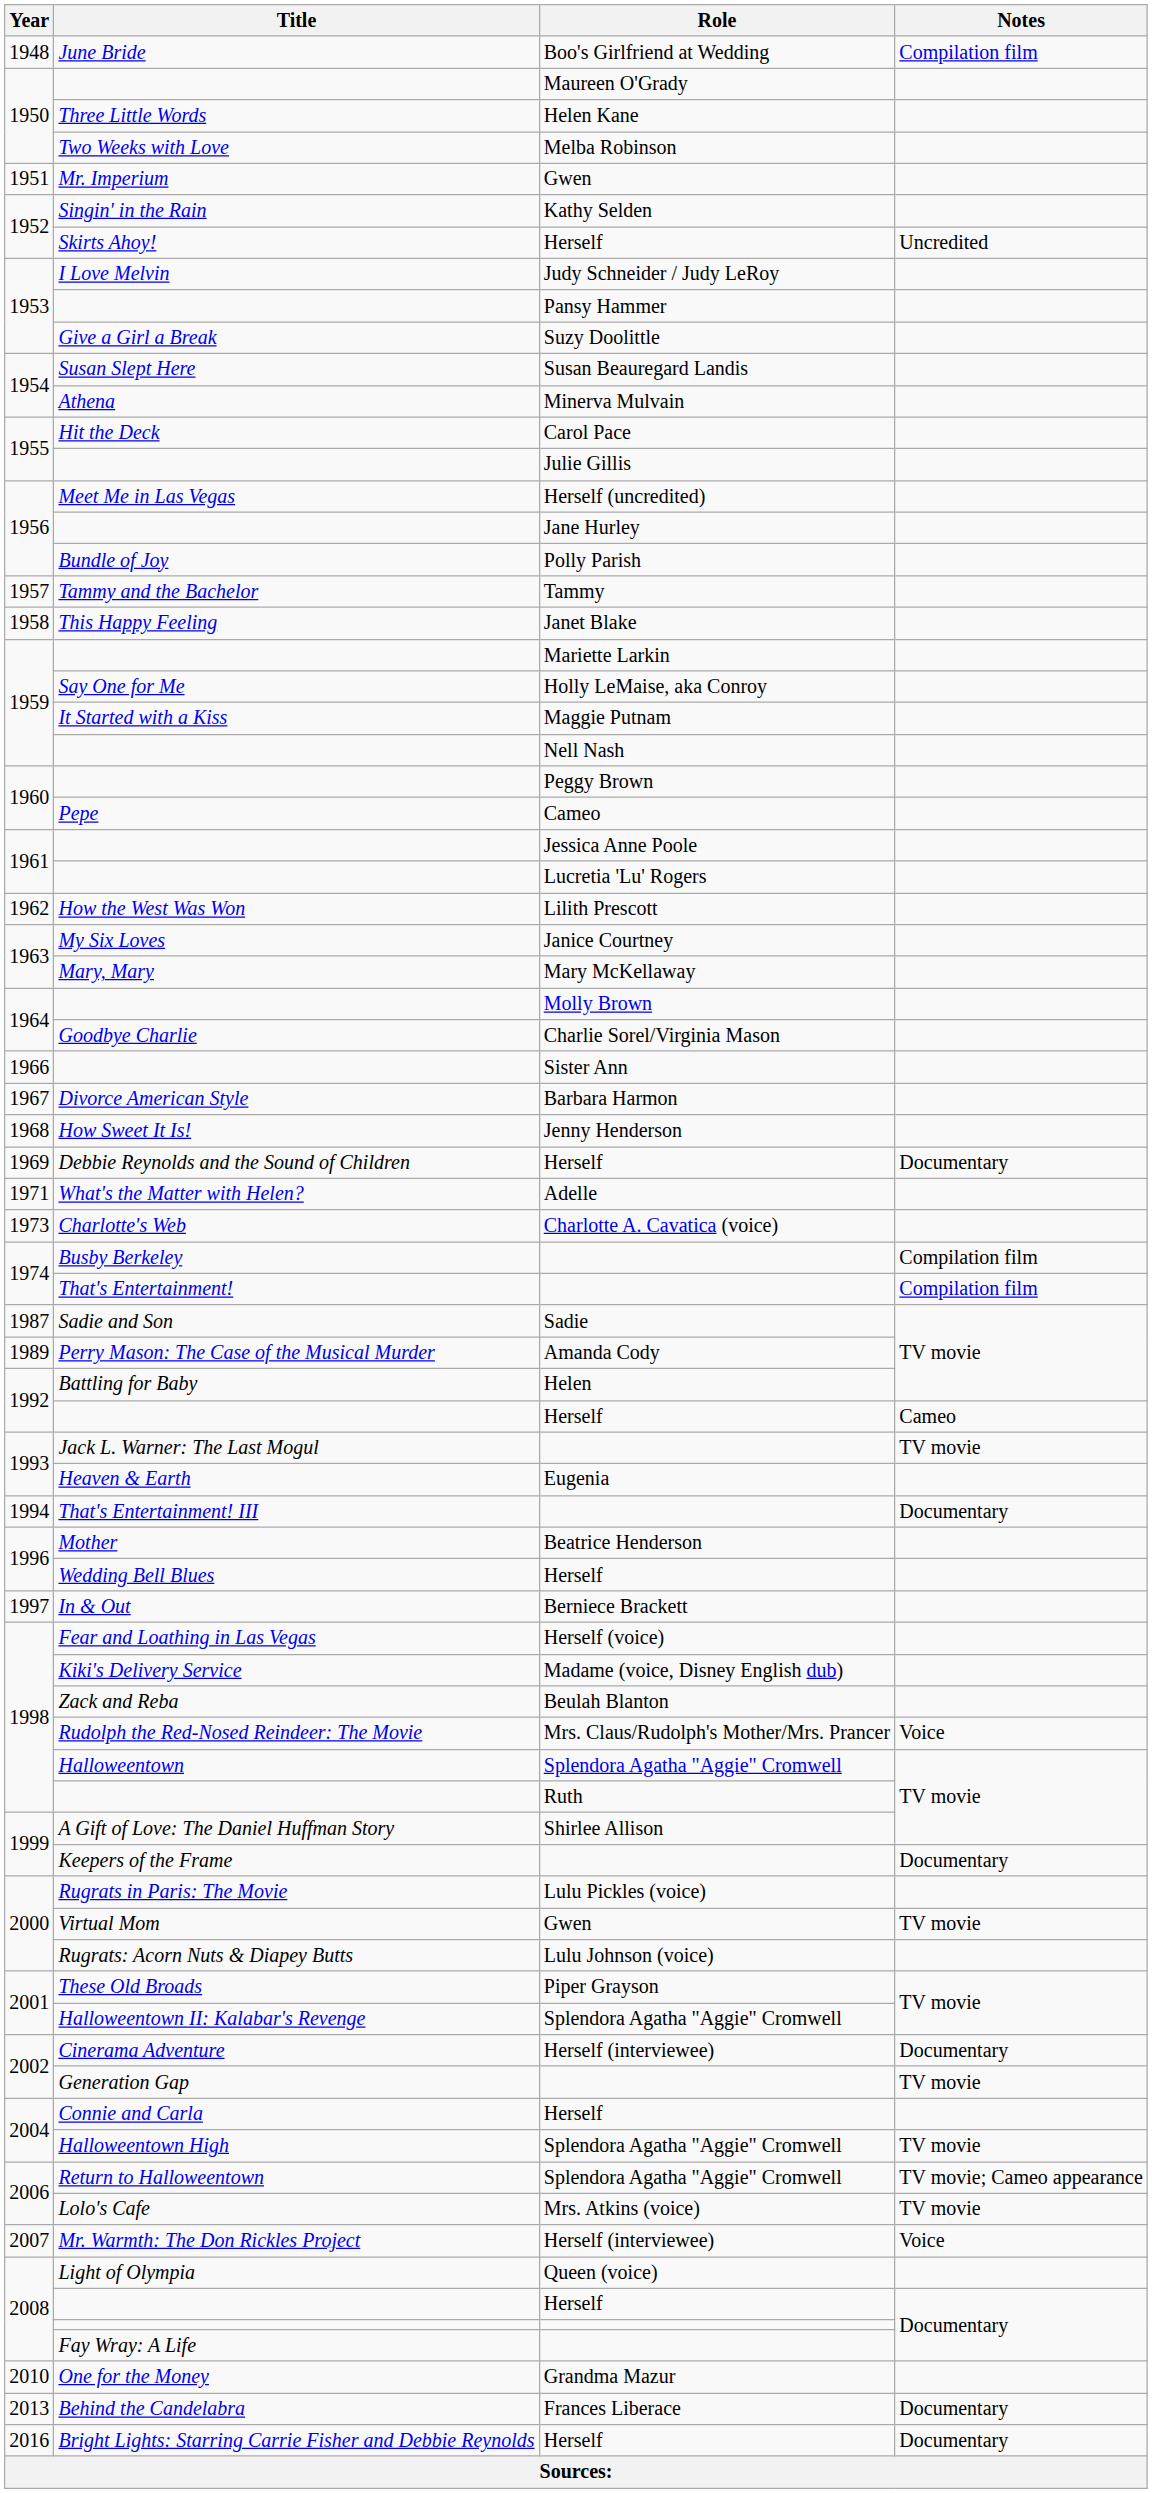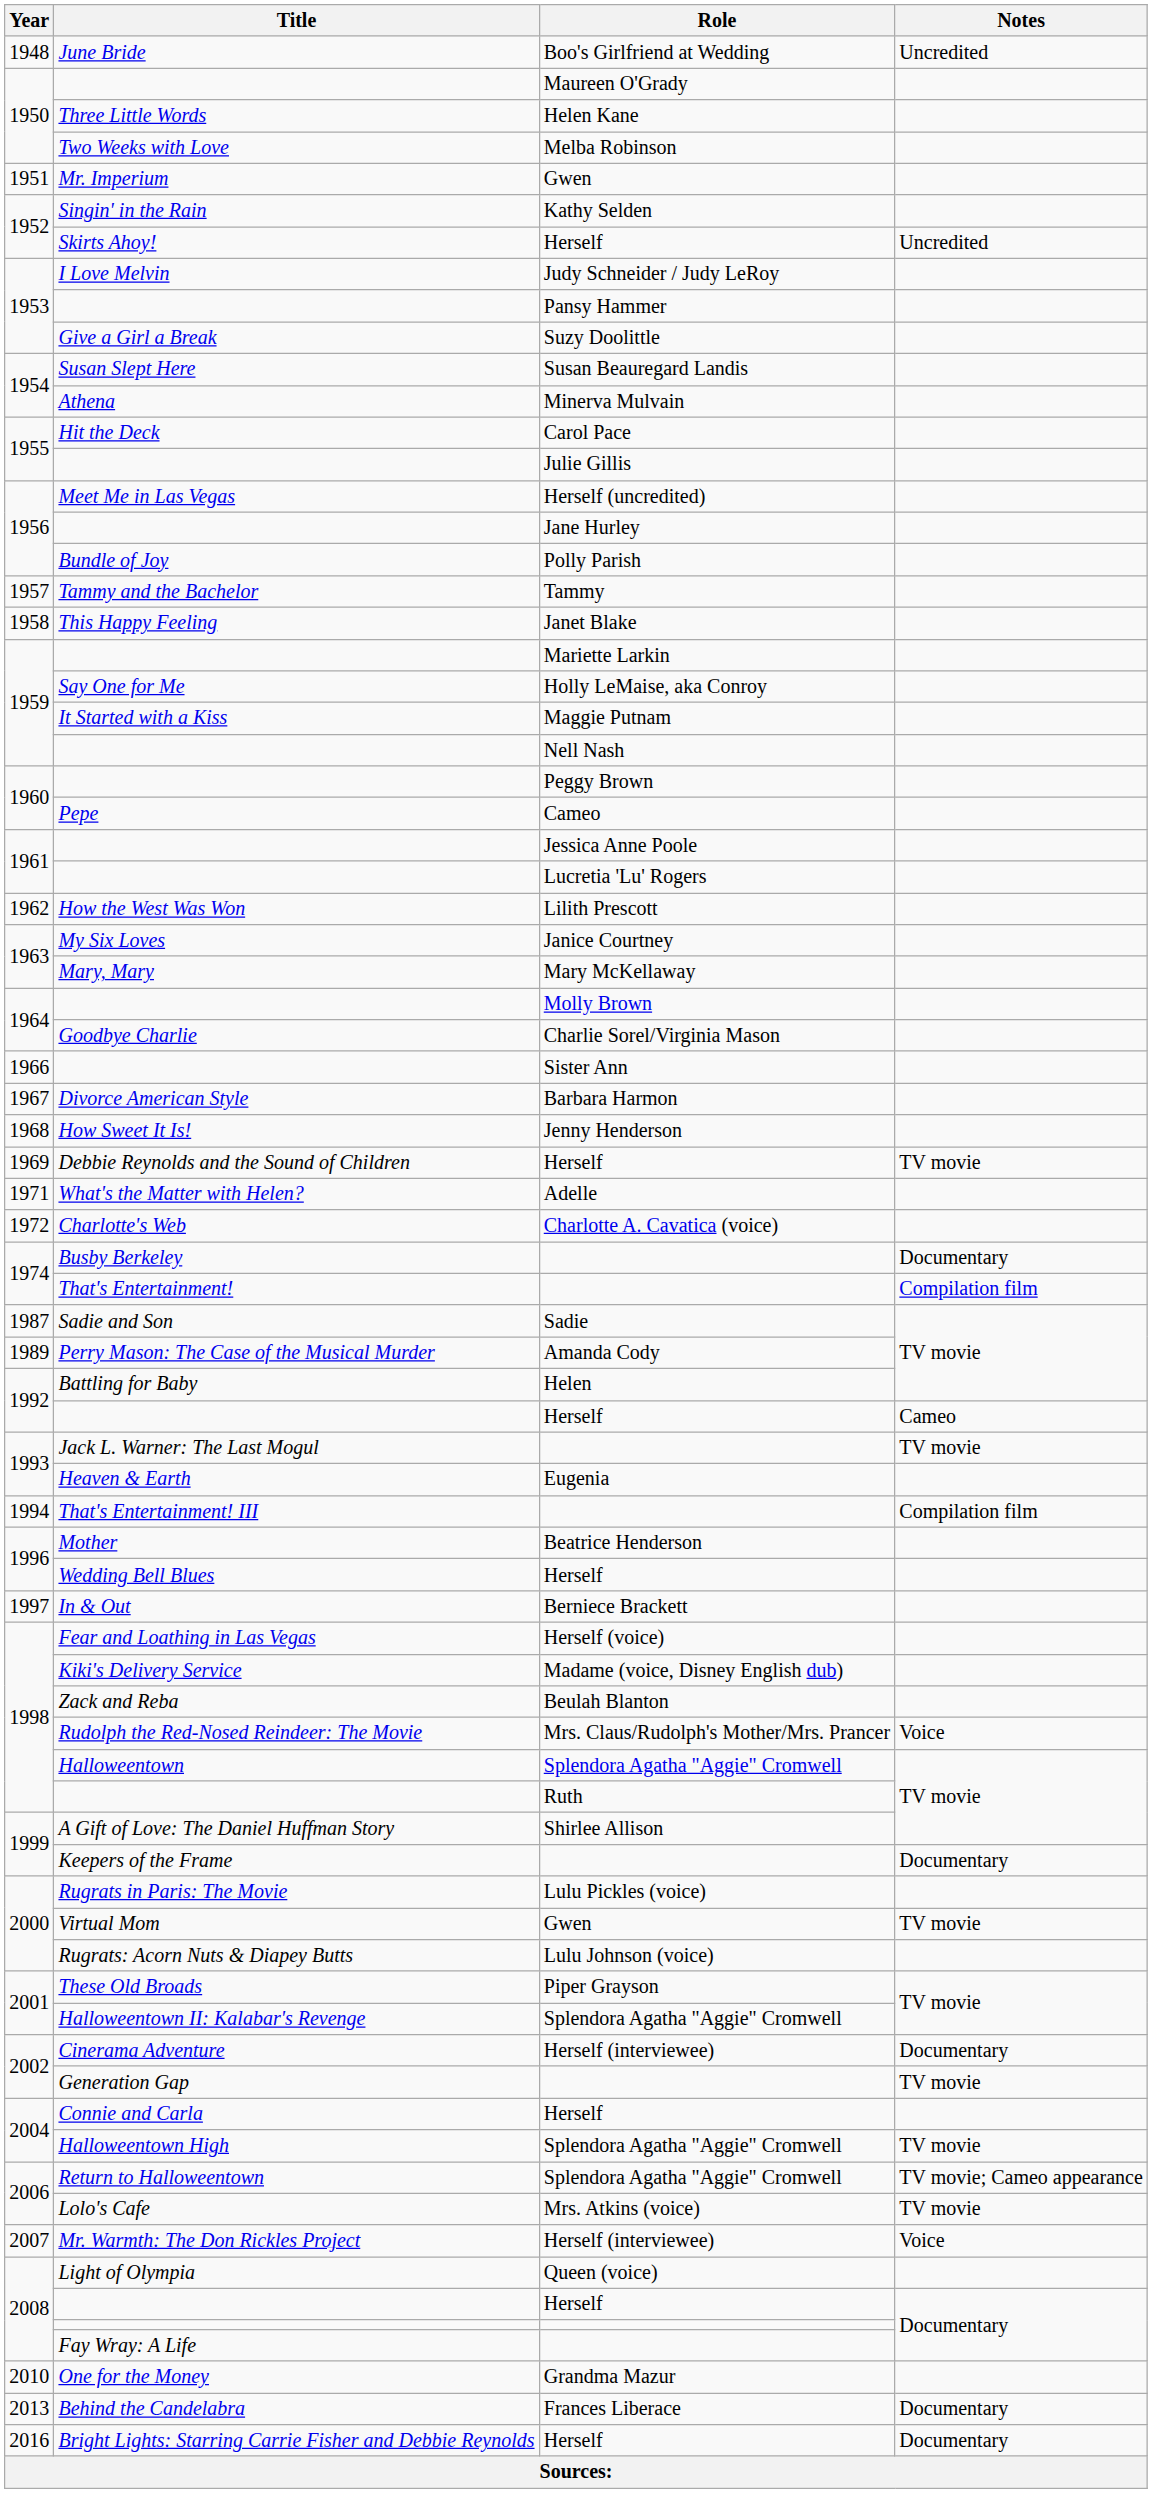(969, 52) Compilation film -> (944, 52) Uncredited
(954, 1162) Documentary -> (940, 1162) TV movie
(29, 1225) 1973 -> (29, 1225) 1972
(969, 1257) Compilation film -> (954, 1257) Documentary
(954, 1511) Documentary -> (969, 1511) Compilation film
